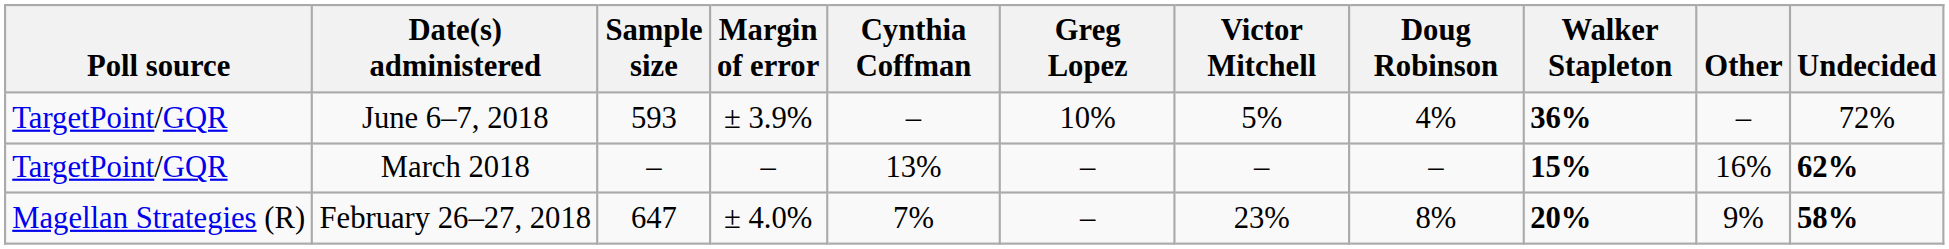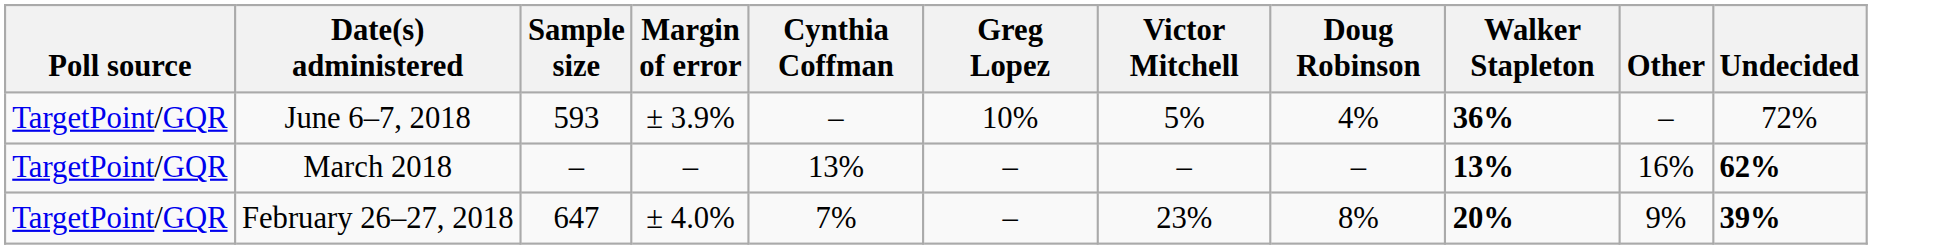(1561, 167) 15% -> (1483, 167) 13%
(159, 218) Magellan Strategies (R) -> (120, 218) TargetPoint/GQR
(1828, 218) 58% -> (1750, 218) 39%
